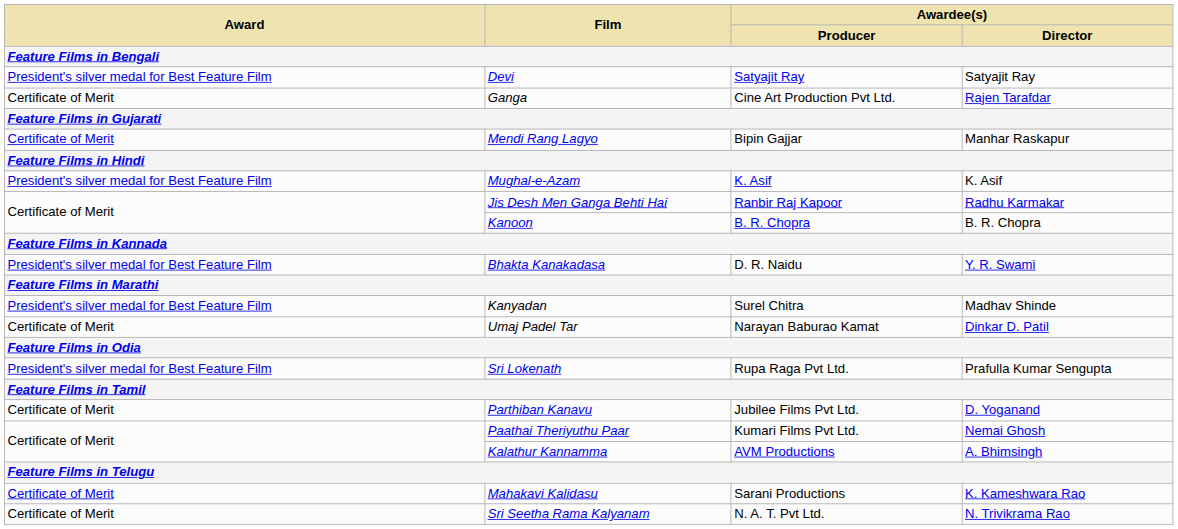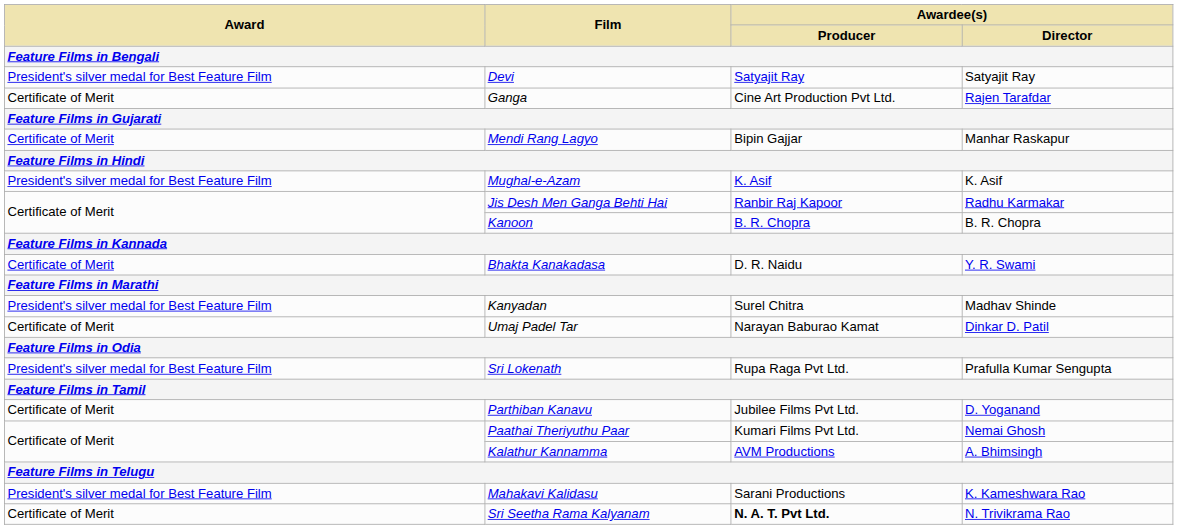(140, 264) President's silver medal for Best Feature Film -> (61, 264) Certificate of Merit
(61, 493) Certificate of Merit -> (140, 493) President's silver medal for Best Feature Film
(779, 514) normal -> (782, 514) bold
